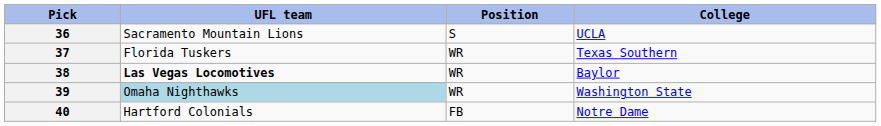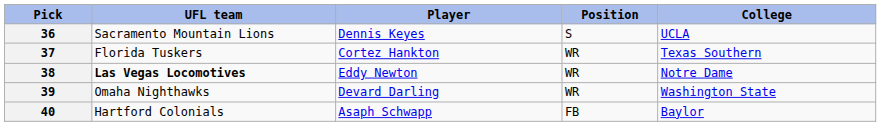+ column: (449, 14)
(598, 73) Baylor -> (697, 73) Notre Dame
(181, 92) lightblue background -> (152, 92) no background
(612, 112) Notre Dame -> (682, 112) Baylor
